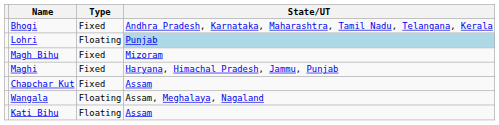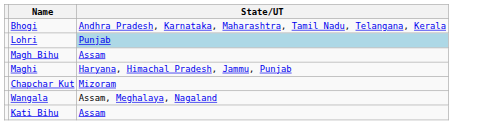- column: (100, 12)
(144, 55) Mizoram -> (92, 55) Assam
(139, 84) Assam -> (97, 84) Mizoram
